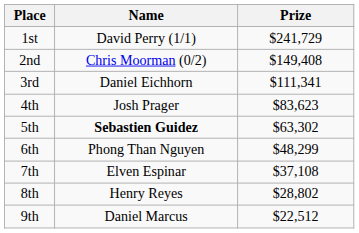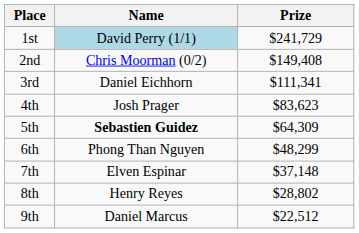(146, 37) no background -> (146, 37) lightblue background
(296, 127) $63,302 -> (296, 127) $64,309
(296, 171) $37,108 -> (296, 171) $37,148
